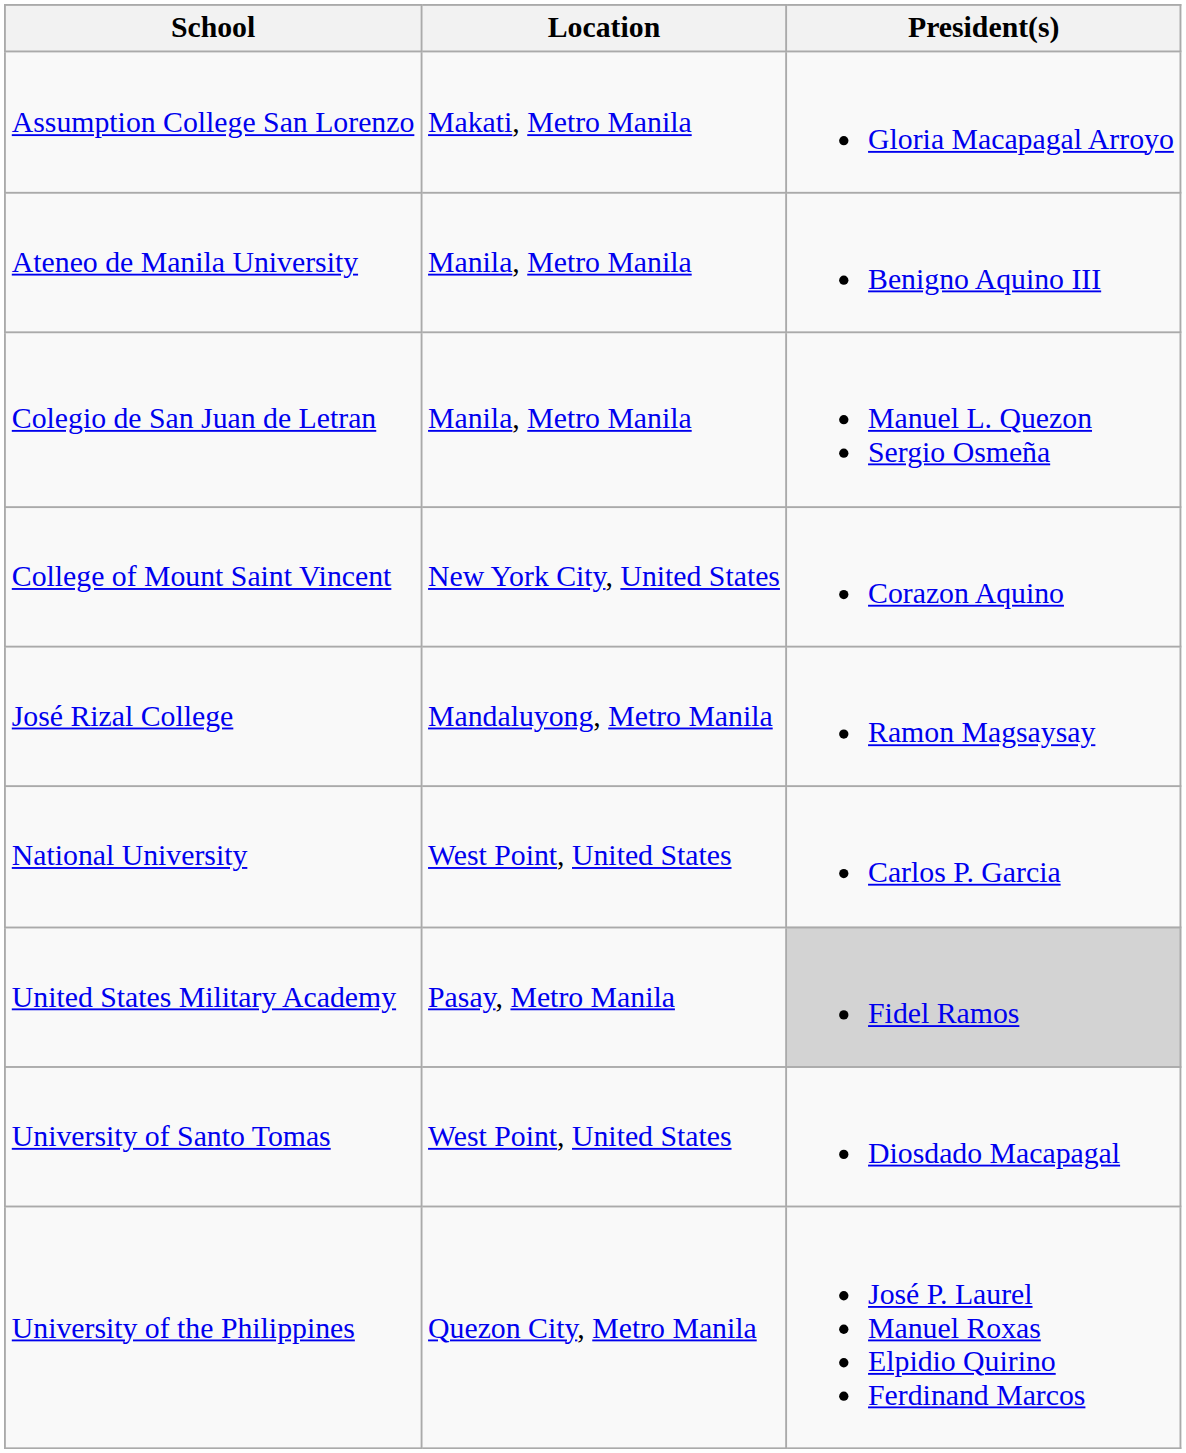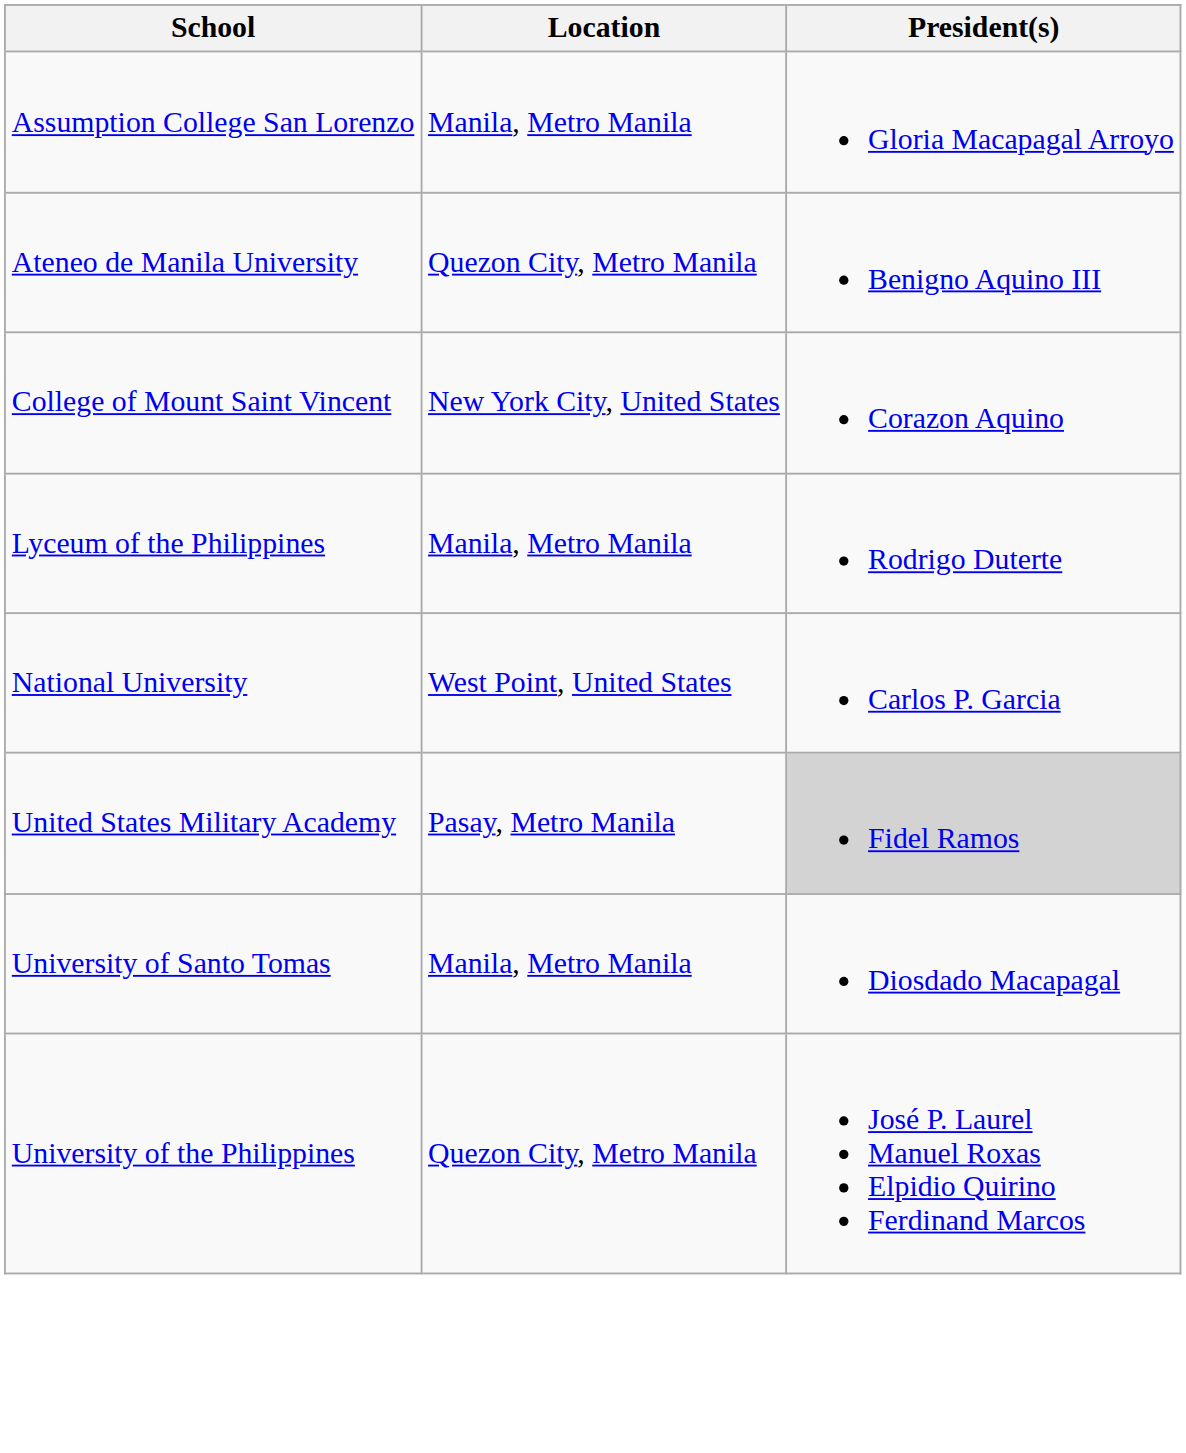(560, 121) Makati, Metro Manila -> (560, 121) Manila, Metro Manila
(560, 261) Manila, Metro Manila -> (592, 261) Quezon City, Metro Manila
- row: (194, 418)
- row: (123, 716)
+ row: (168, 542)
(580, 1136) West Point, United States -> (560, 962) Manila, Metro Manila
